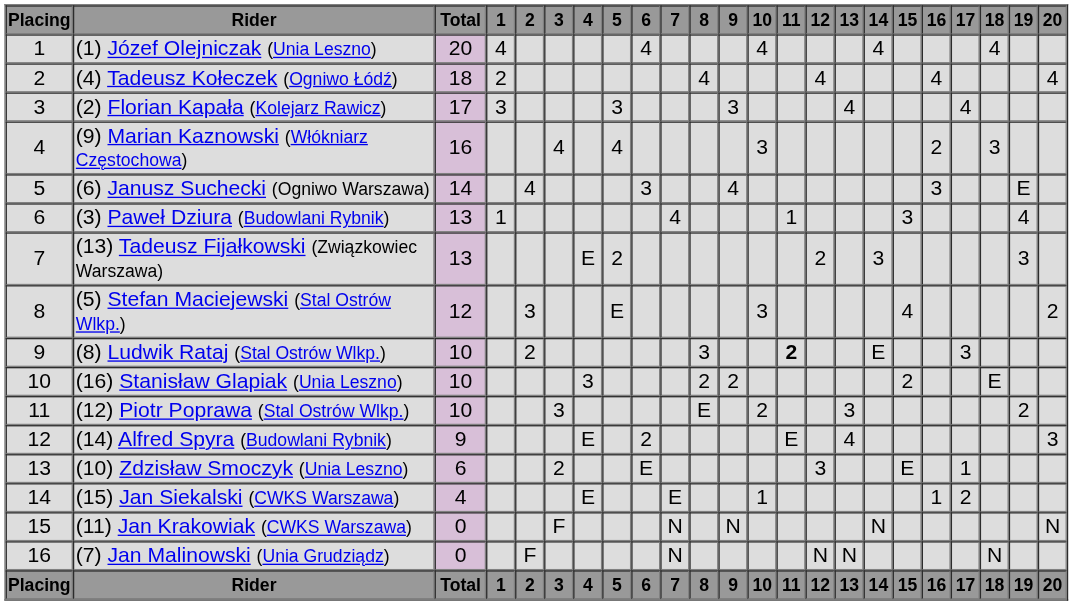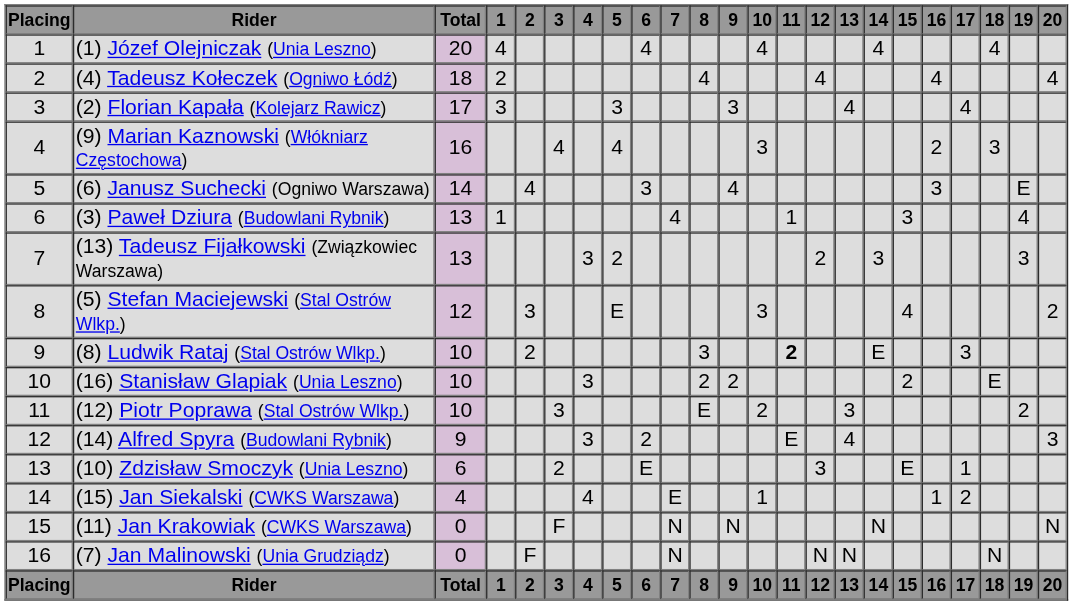(588, 258) E -> (588, 258) 3
(588, 439) E -> (588, 439) 3
(588, 497) E -> (588, 497) 4
